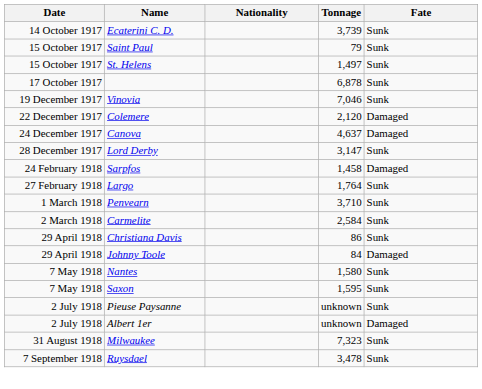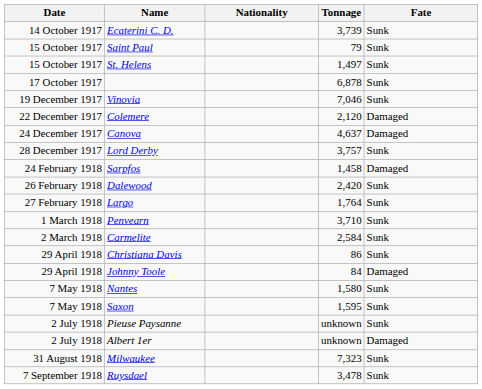(349, 151) 3,147 -> (349, 151) 3,757
+ row: (129, 185)
